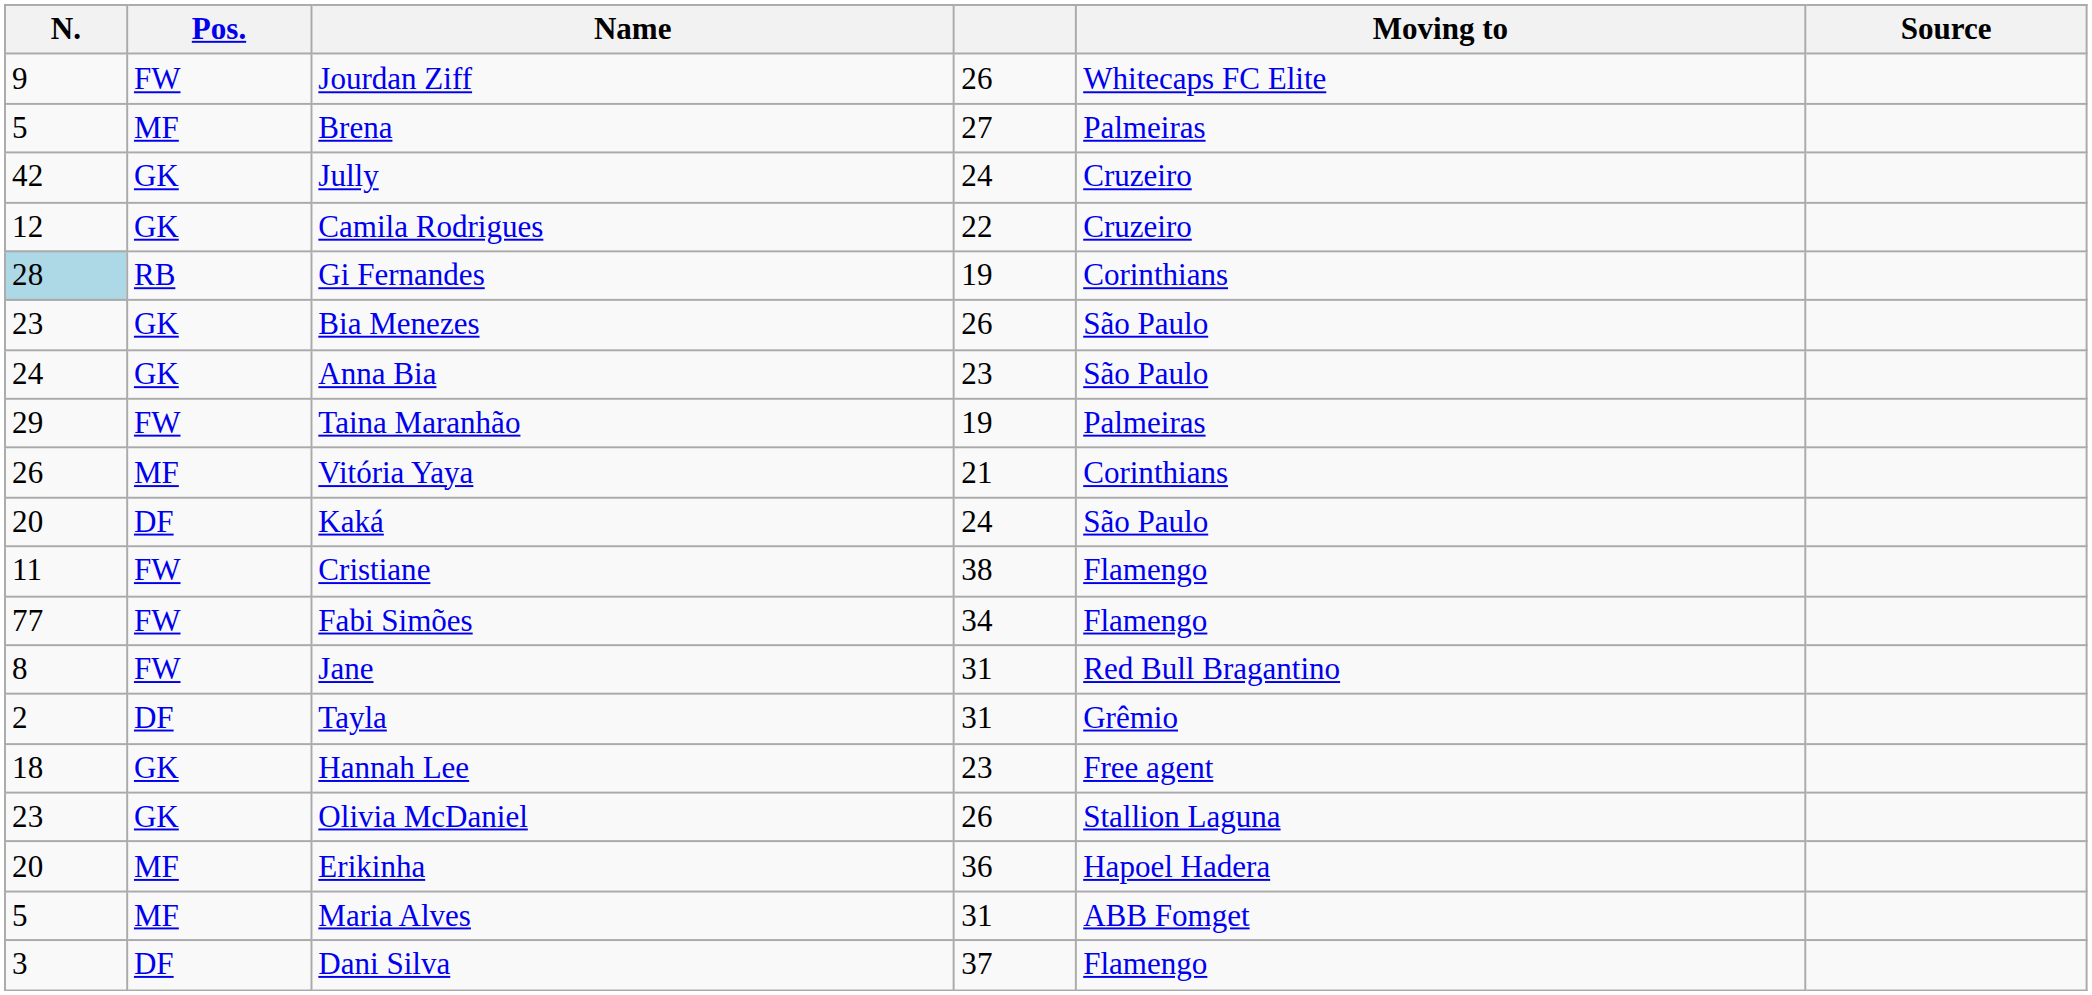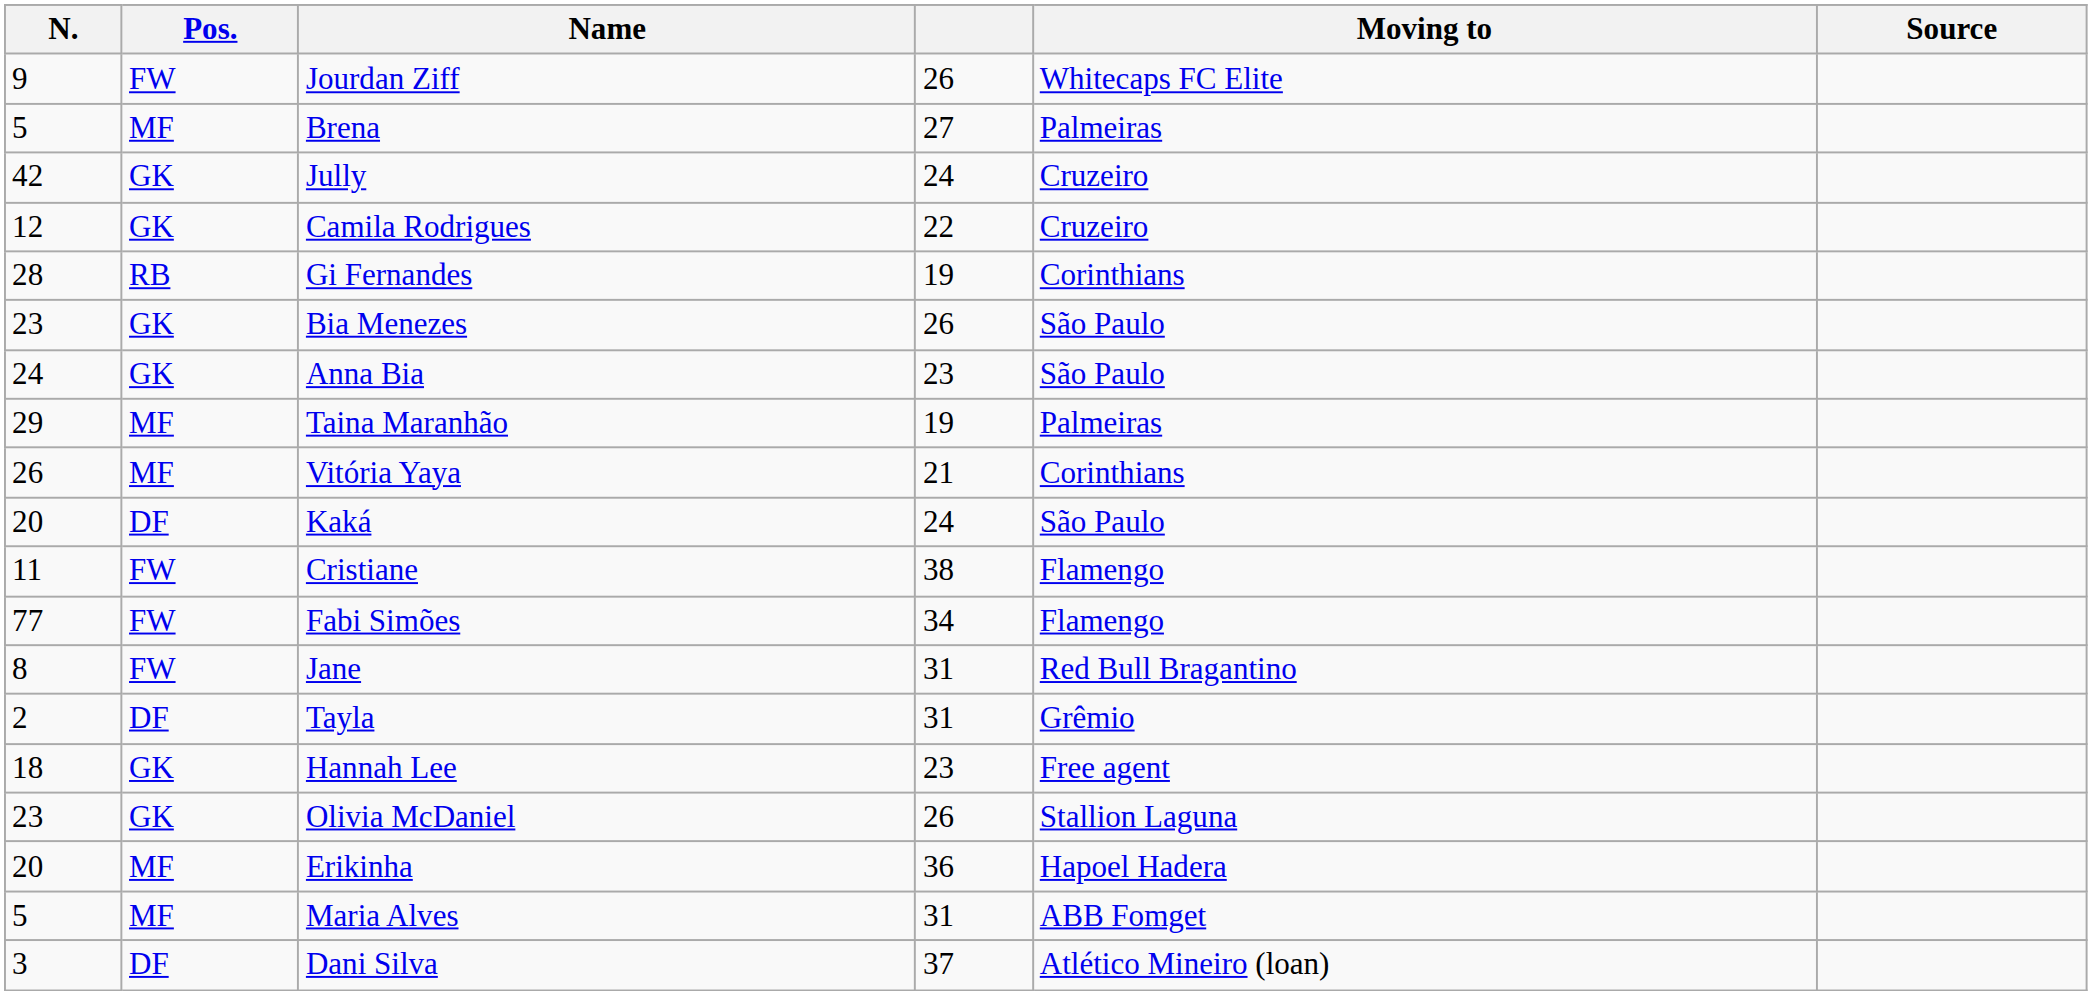(28, 275) lightblue background -> (28, 275) no background
(157, 422) FW -> (151, 422) MF
(1145, 964) Flamengo -> (1185, 964) Atlético Mineiro (loan)
